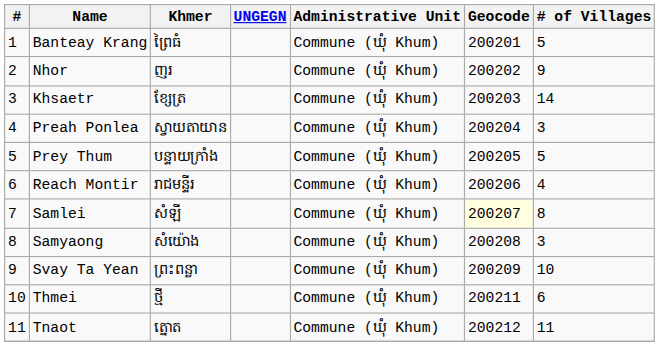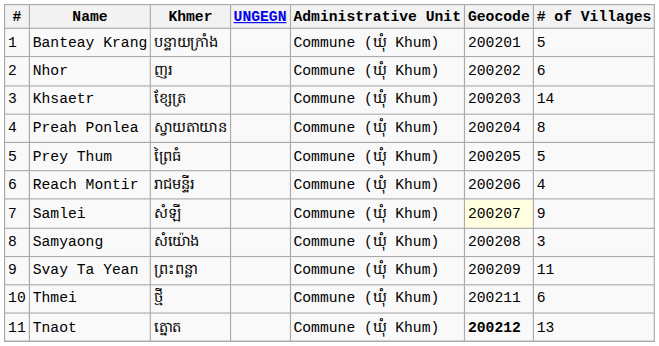(168, 43) ព្រៃធំ -> (186, 43) បន្ទាយក្រាំង
(541, 71) 9 -> (541, 71) 6
(541, 128) 3 -> (541, 128) 8
(186, 157) បន្ទាយក្រាំង -> (168, 157) ព្រៃធំ
(541, 214) 8 -> (541, 214) 9
(546, 270) 10 -> (546, 270) 11
(494, 327) normal -> (494, 327) bold
(546, 327) 11 -> (546, 327) 13
